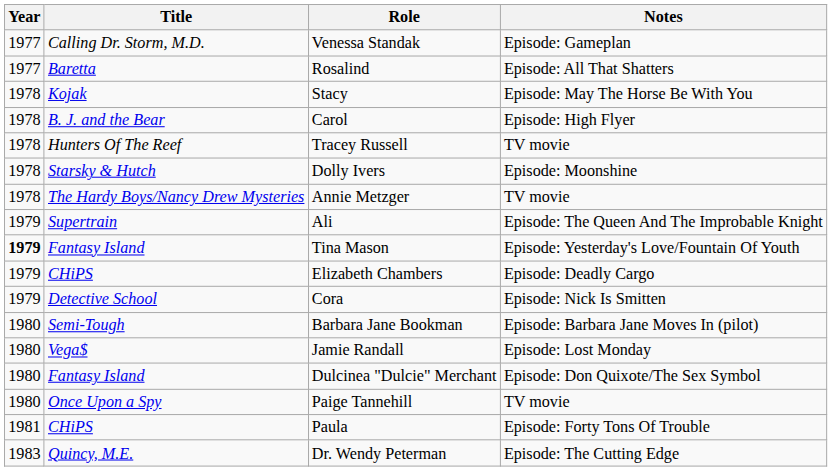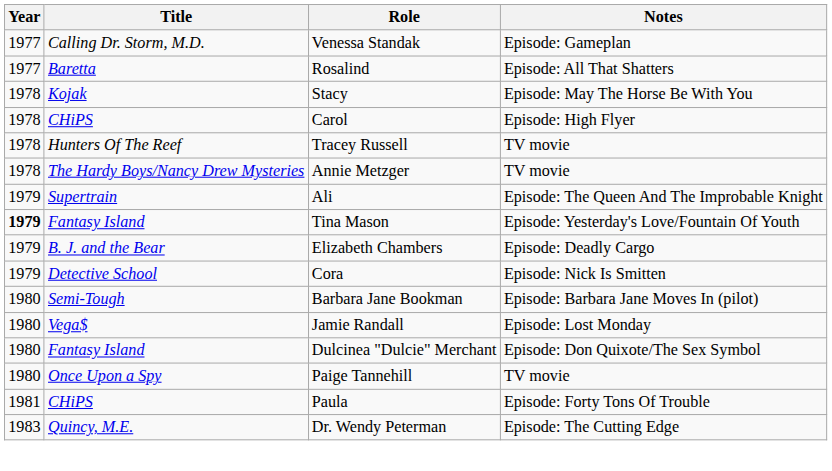(106, 119) B. J. and the Bear -> (70, 119) CHiPS
- row: (348, 171)
(70, 273) CHiPS -> (106, 247) B. J. and the Bear
